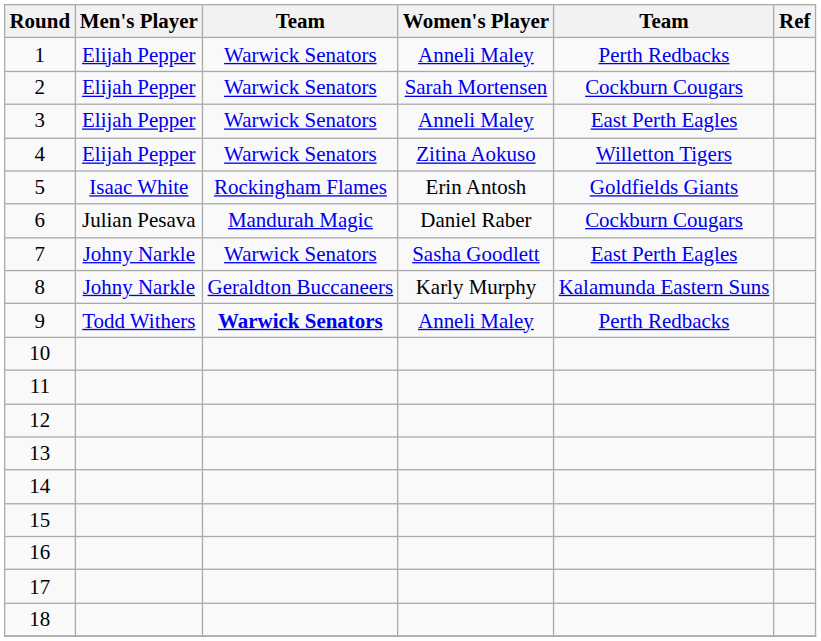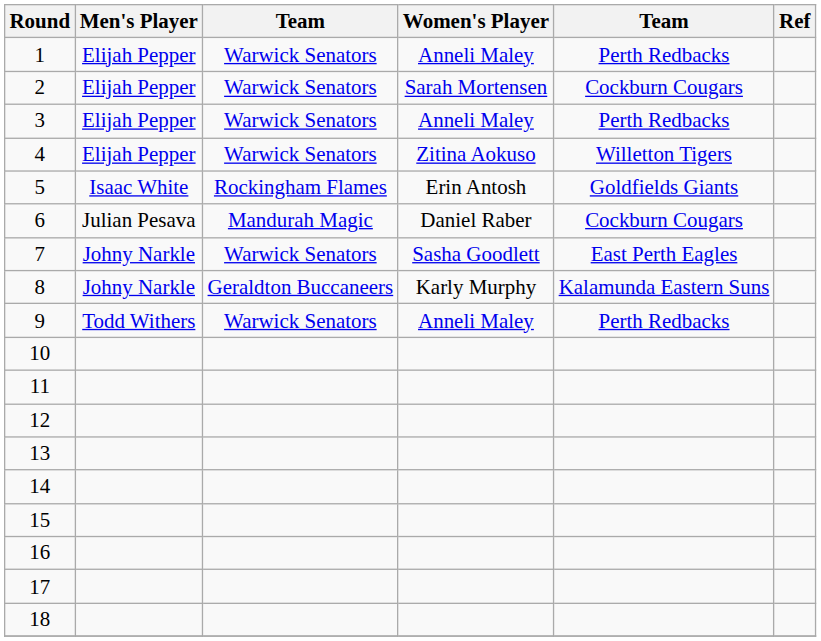(664, 120) East Perth Eagles -> (664, 120) Perth Redbacks
(300, 320) bold -> (300, 320) normal
